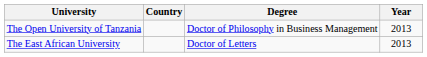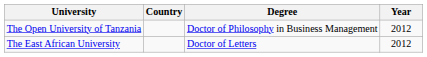(401, 28) 2013 -> (401, 28) 2012
(401, 44) 2013 -> (401, 44) 2012
